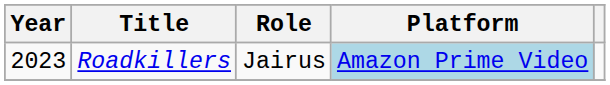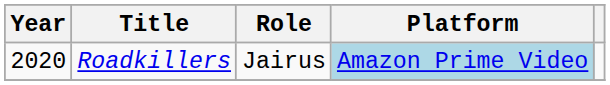(38, 62) 2023 -> (38, 62) 2020
